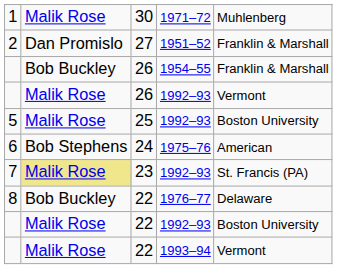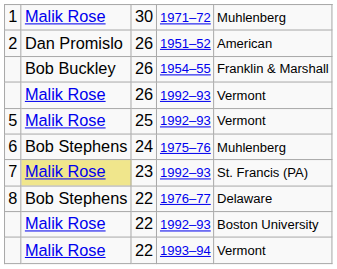(144, 43) 27 -> (144, 43) 26
(273, 43) Franklin & Marshall -> (245, 43) American
(268, 121) Boston University -> (241, 121) Vermont
(245, 147) American -> (251, 147) Muhlenberg
(70, 198) Bob Buckley -> (76, 198) Bob Stephens
